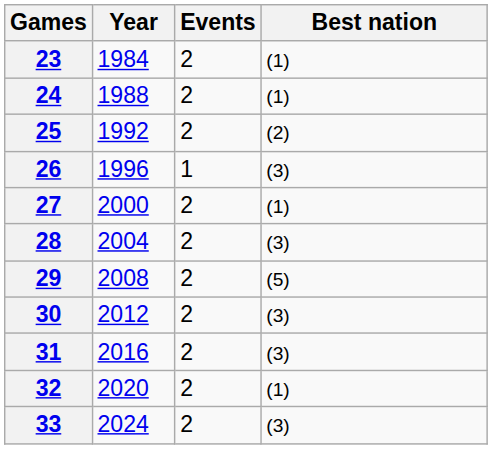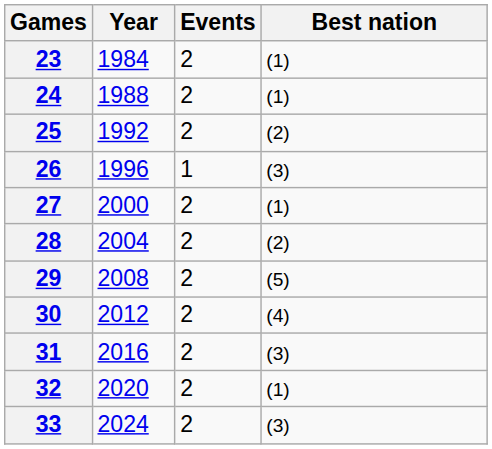(278, 243) (3) -> (278, 243) (2)
(278, 316) (3) -> (278, 316) (4)
